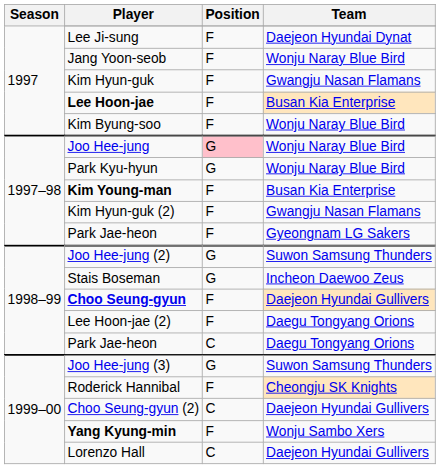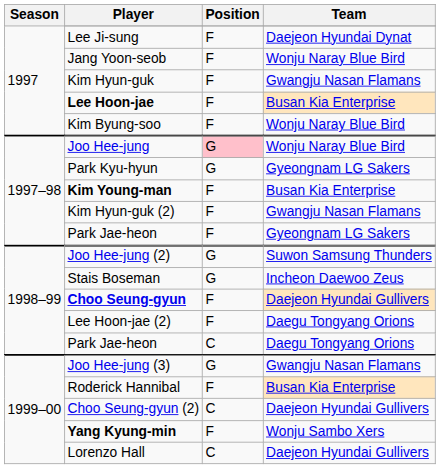(336, 168) Wonju Naray Blue Bird -> (338, 168) Gyeongnam LG Sakers
(349, 365) Suwon Samsung Thunders -> (343, 365) Gwangju Nasan Flamans
(331, 387) Cheongju SK Knights -> (331, 387) Busan Kia Enterprise
